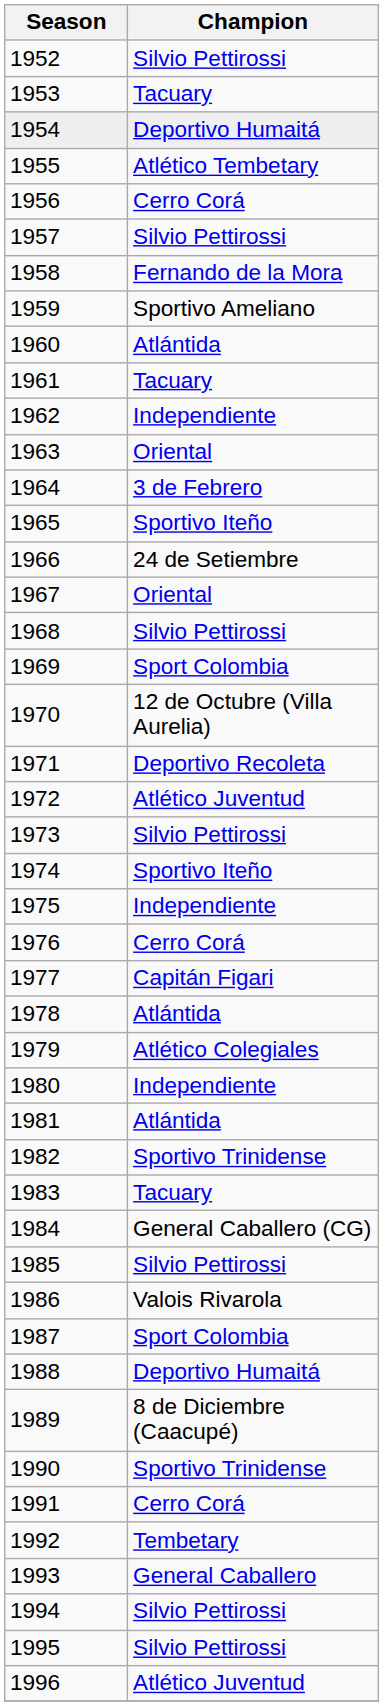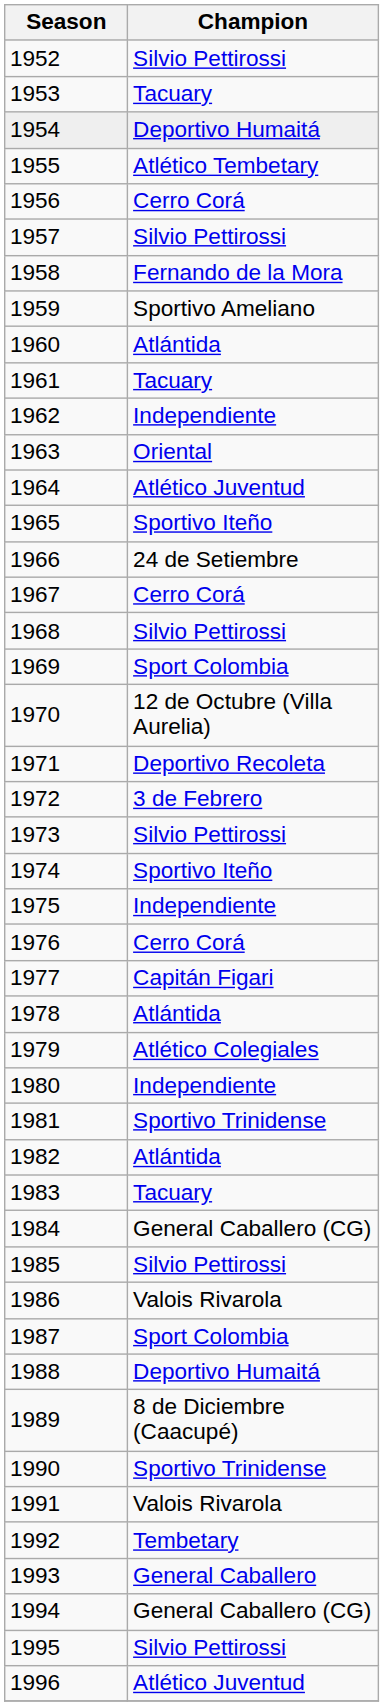(198, 487) 3 de Febrero -> (219, 487) Atlético Juventud
(173, 594) Oriental -> (189, 594) Cerro Corá
(219, 799) Atlético Juventud -> (198, 799) 3 de Febrero
(177, 1121) Atlántida -> (230, 1121) Sportivo Trinidense
(230, 1156) Sportivo Trinidense -> (177, 1156) Atlántida
(189, 1504) Cerro Corá -> (208, 1504) Valois Rivarola
(210, 1611) Silvio Pettirossi -> (252, 1611) General Caballero (CG)
